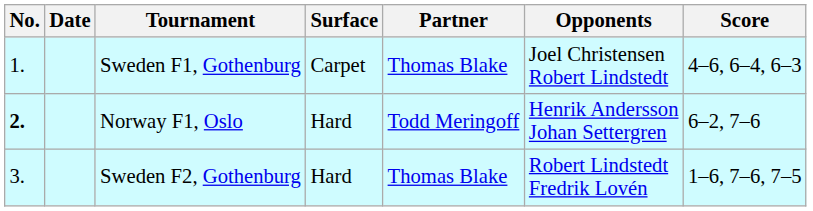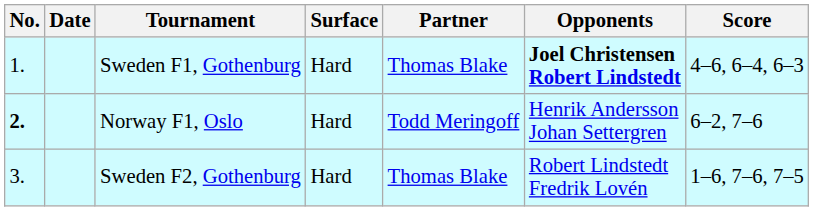(338, 65) Carpet -> (331, 65) Hard
(599, 65) normal -> (605, 65) bold
